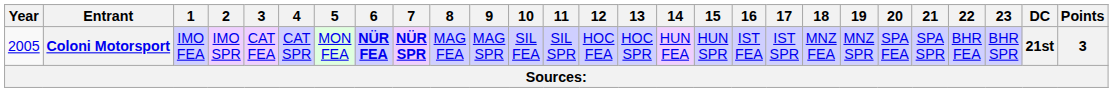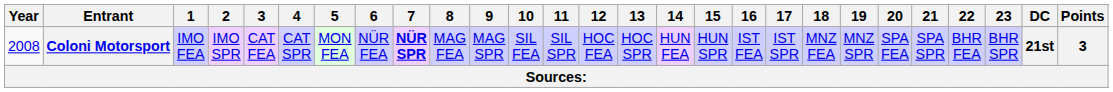(24, 46) 2005 -> (24, 46) 2008
(374, 46) bold -> (374, 46) normal
